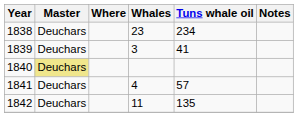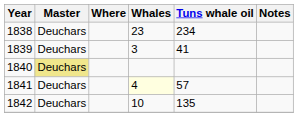(134, 85) no background -> (134, 85) lightyellow background
(137, 103) 11 -> (138, 103) 10
